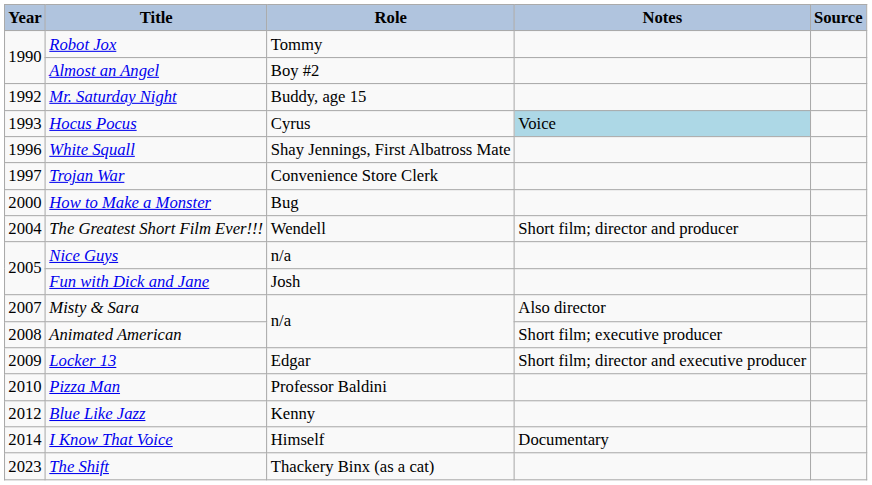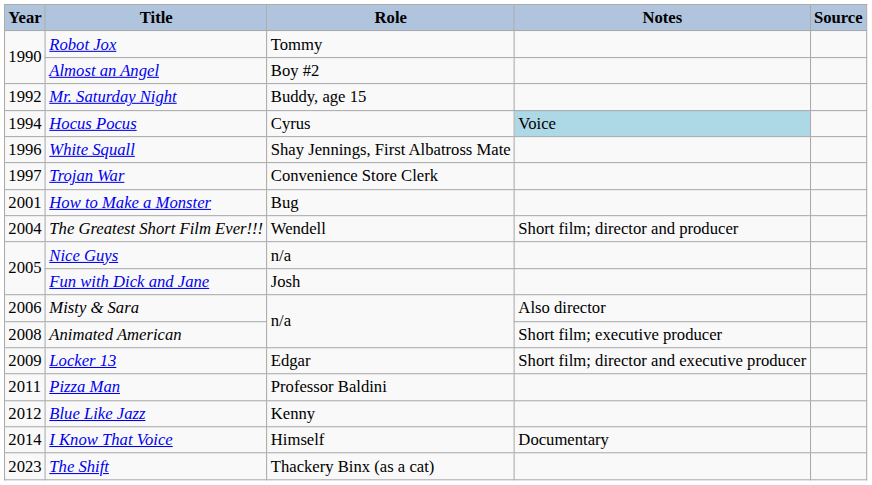(25, 123) 1993 -> (25, 123) 1994
(25, 202) 2000 -> (25, 202) 2001
(25, 307) 2007 -> (25, 307) 2006
(25, 387) 2010 -> (25, 387) 2011
